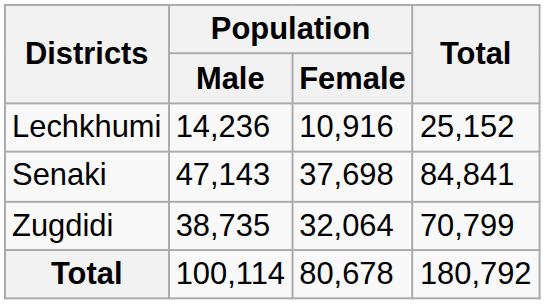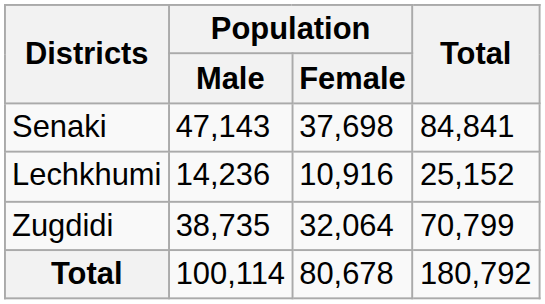rows swapped: (87, 126) <-> (59, 175)
